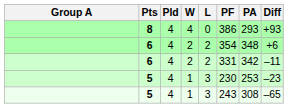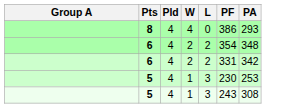- column: (272, 12)
